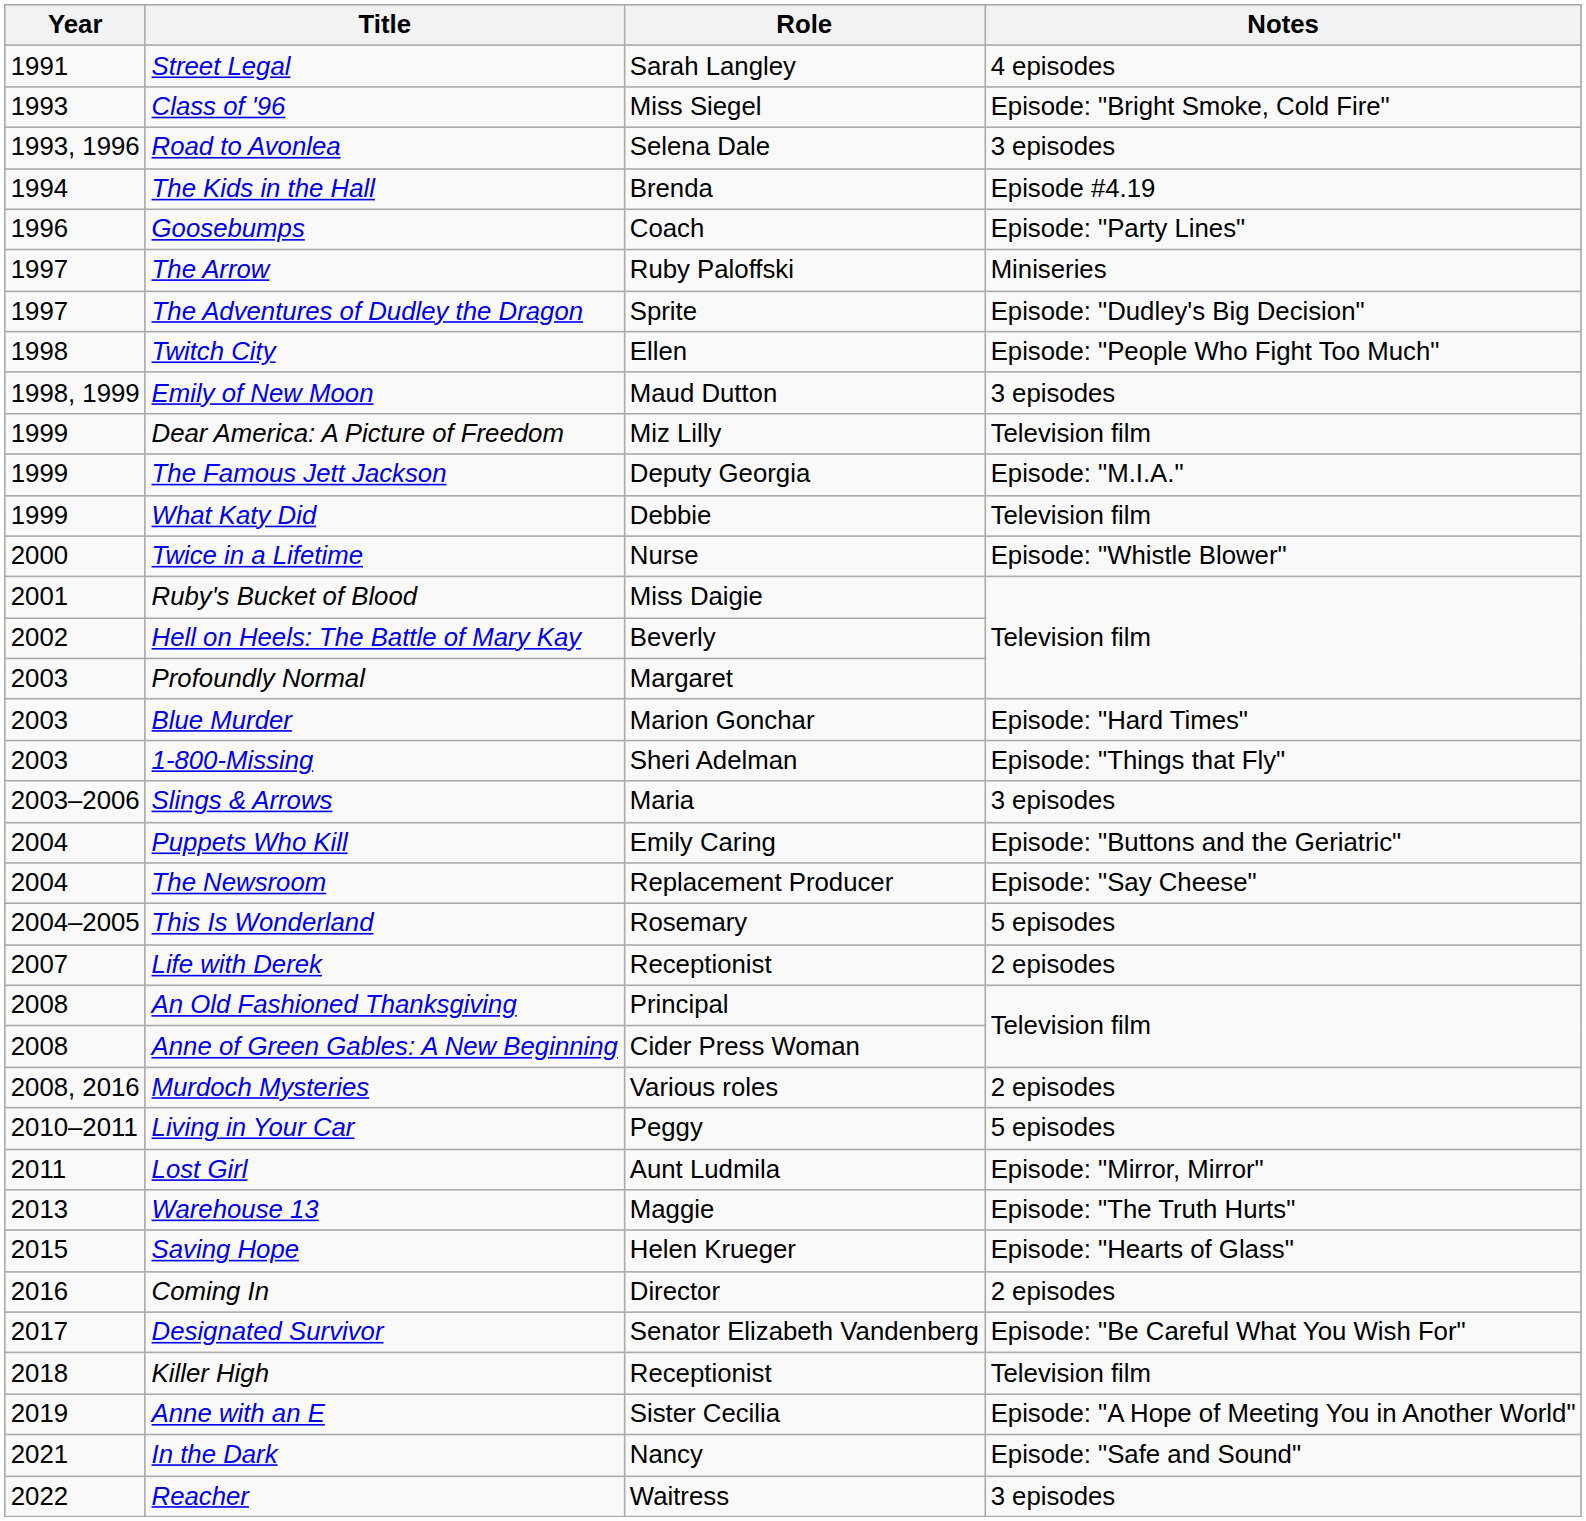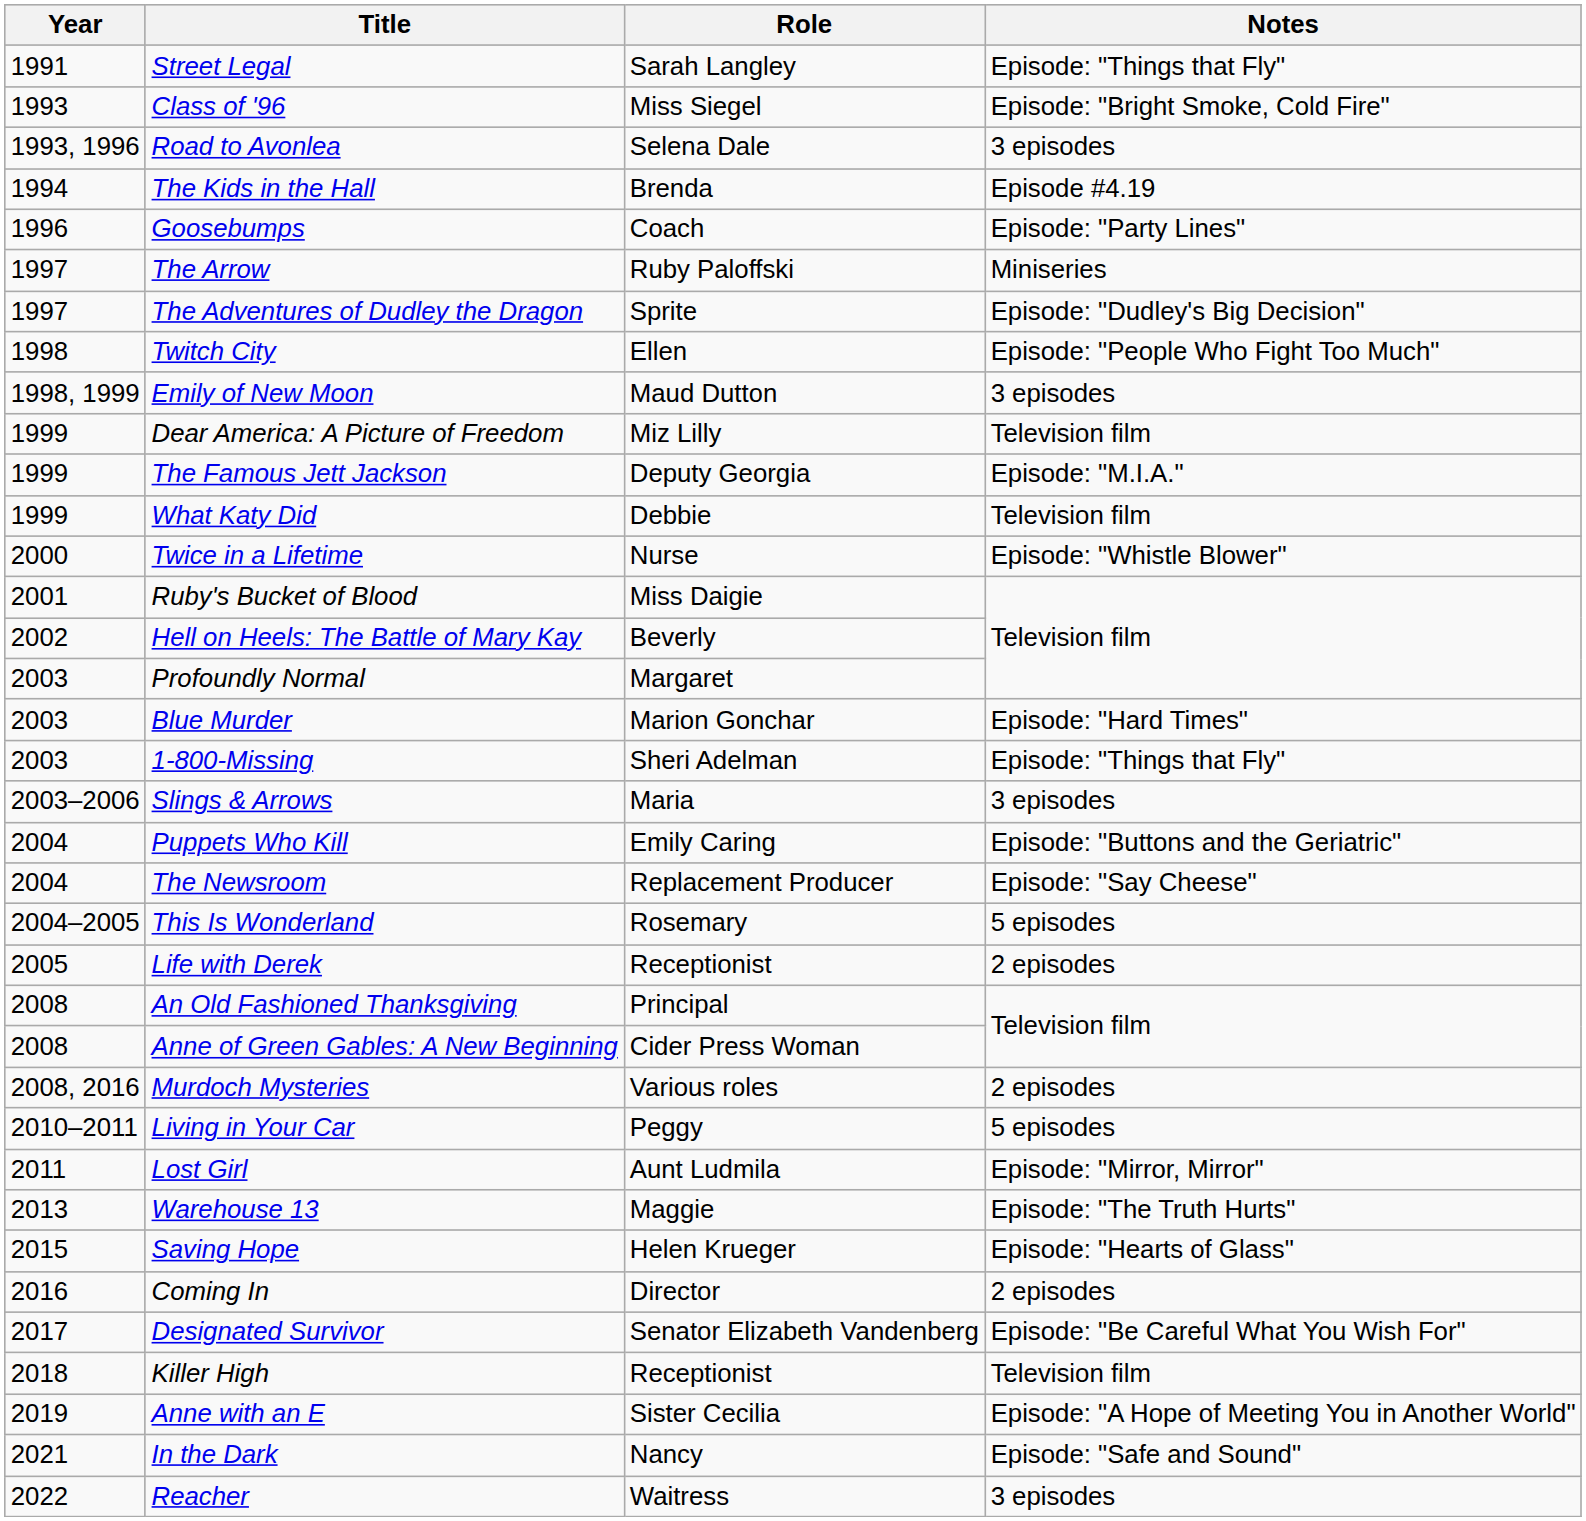(1053, 65) 4 episodes -> (1138, 65) Episode: "Things that Fly"
(39, 964) 2007 -> (39, 964) 2005
